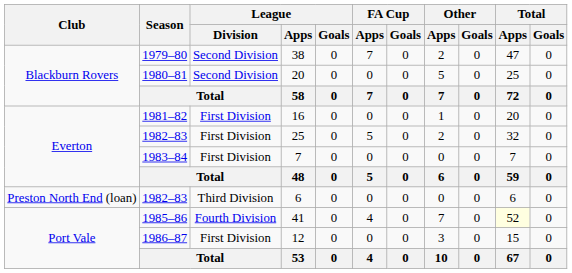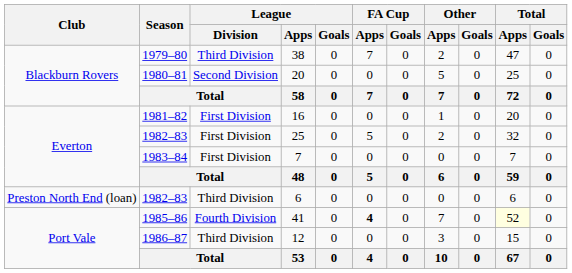(235, 55) Second Division -> (235, 55) Third Division
(370, 217) normal -> (370, 217) bold
(235, 237) First Division -> (235, 237) Third Division
